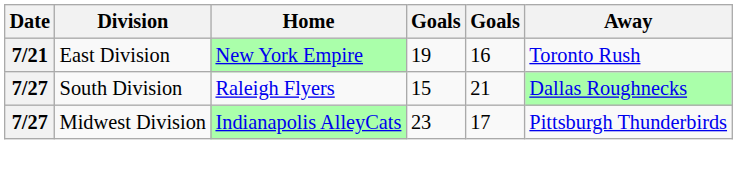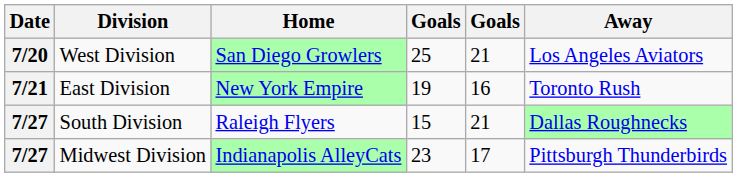+ row: (117, 55)
